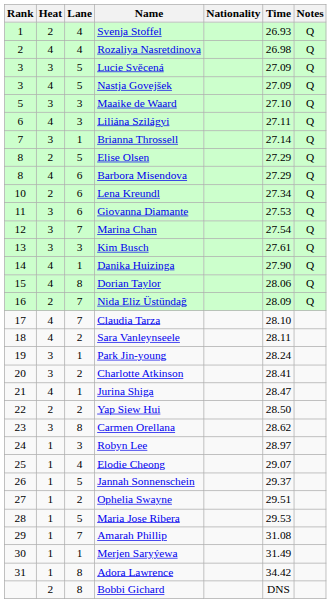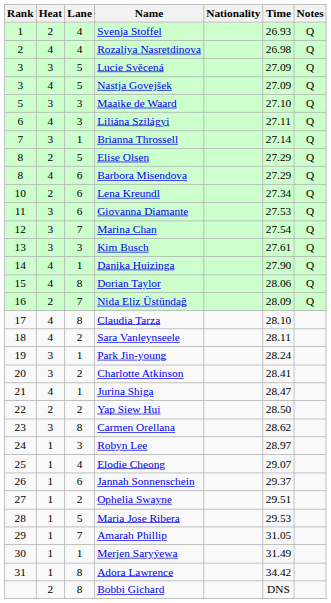(80, 319) 7 -> (80, 319) 8
(80, 481) 5 -> (80, 481) 6
(278, 535) 31.08 -> (278, 535) 31.05
